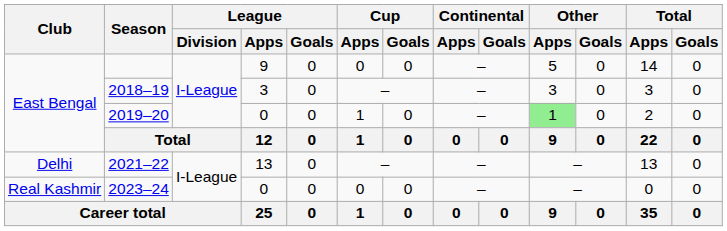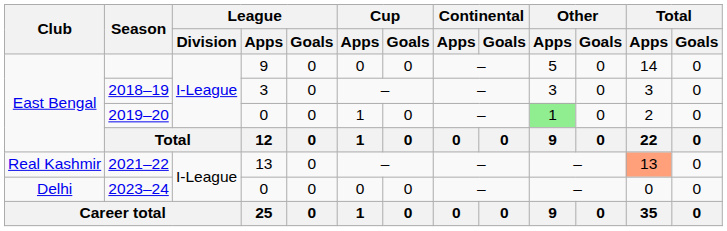(55, 164) Delhi -> (55, 164) Real Kashmir
(649, 164) no background -> (649, 164) lightsalmon background
(55, 189) Real Kashmir -> (55, 189) Delhi
